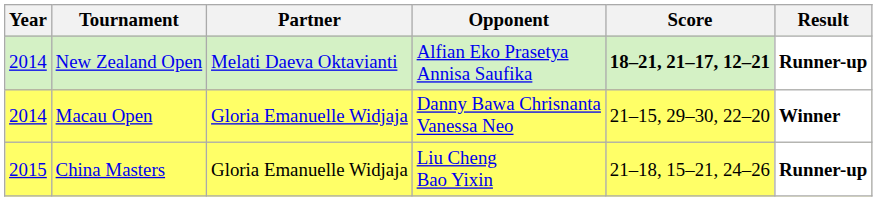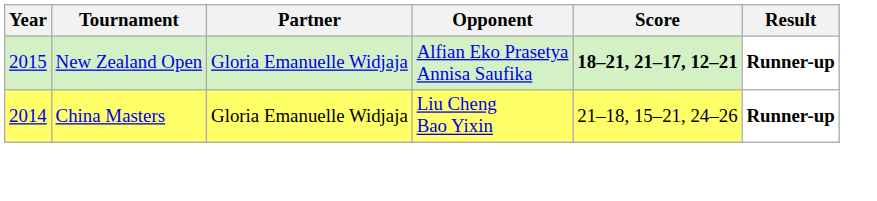(28, 62) 2014 -> (28, 62) 2015
(304, 62) Melati Daeva Oktavianti -> (309, 62) Gloria Emanuelle Widjaja
- row: (104, 116)
(28, 169) 2015 -> (28, 116) 2014
